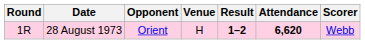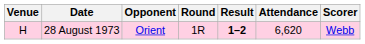columns swapped: (24, 13) <-> (199, 13)
(288, 30) bold -> (288, 30) normal
